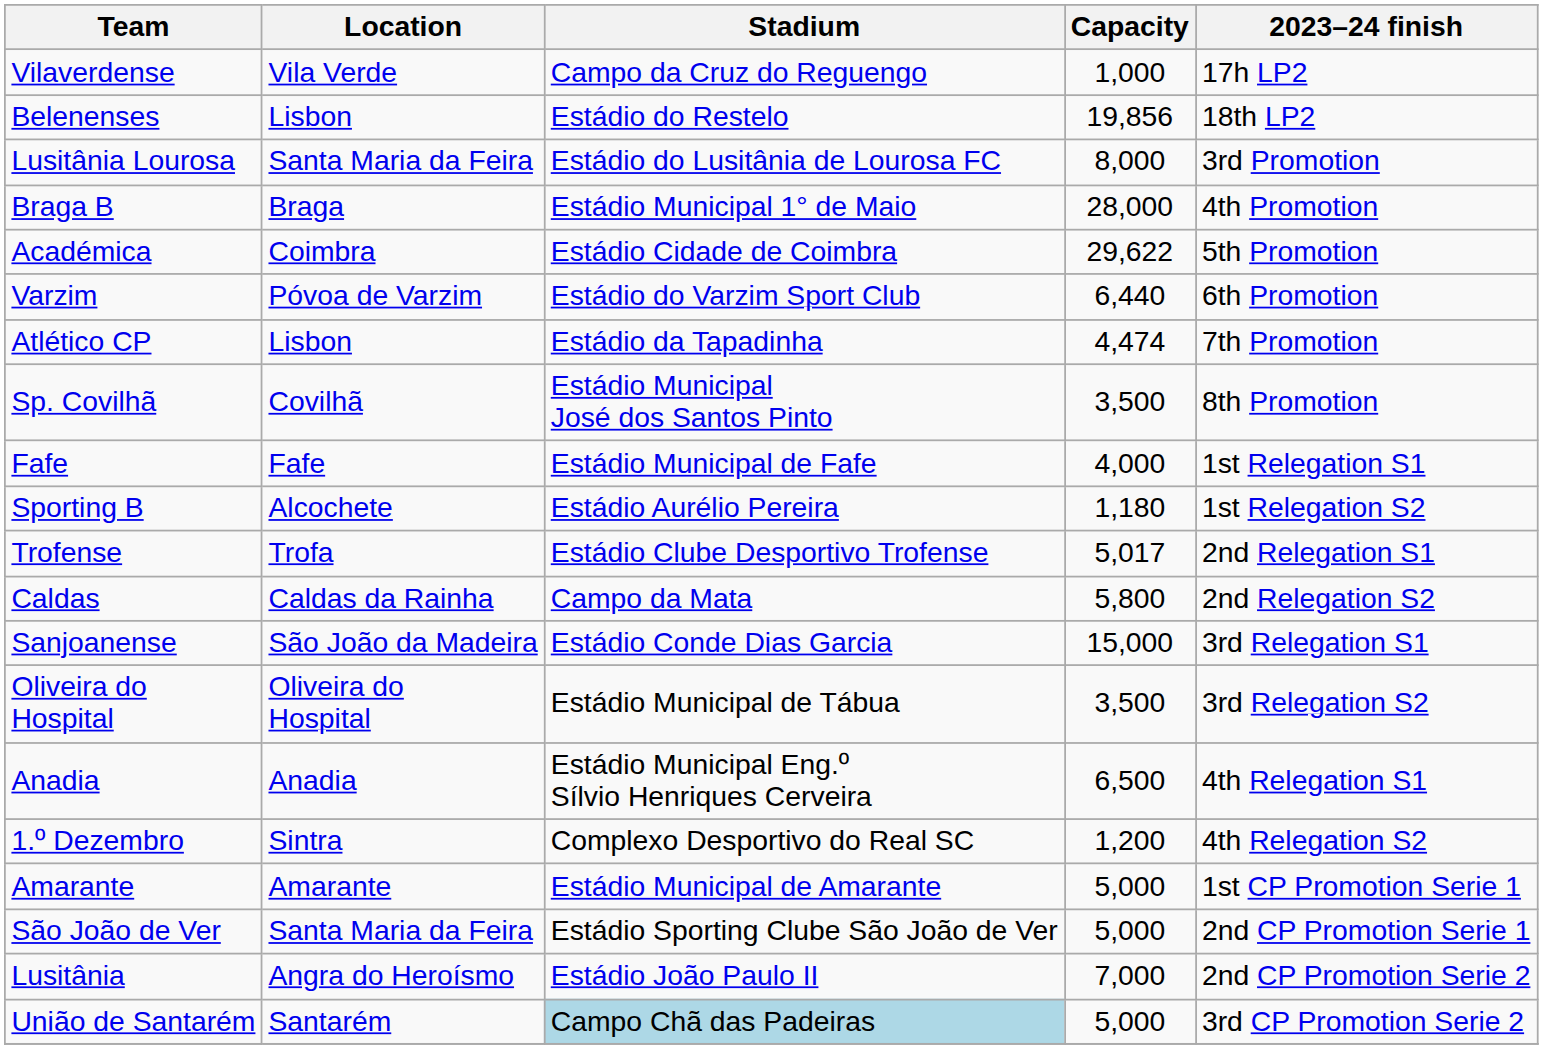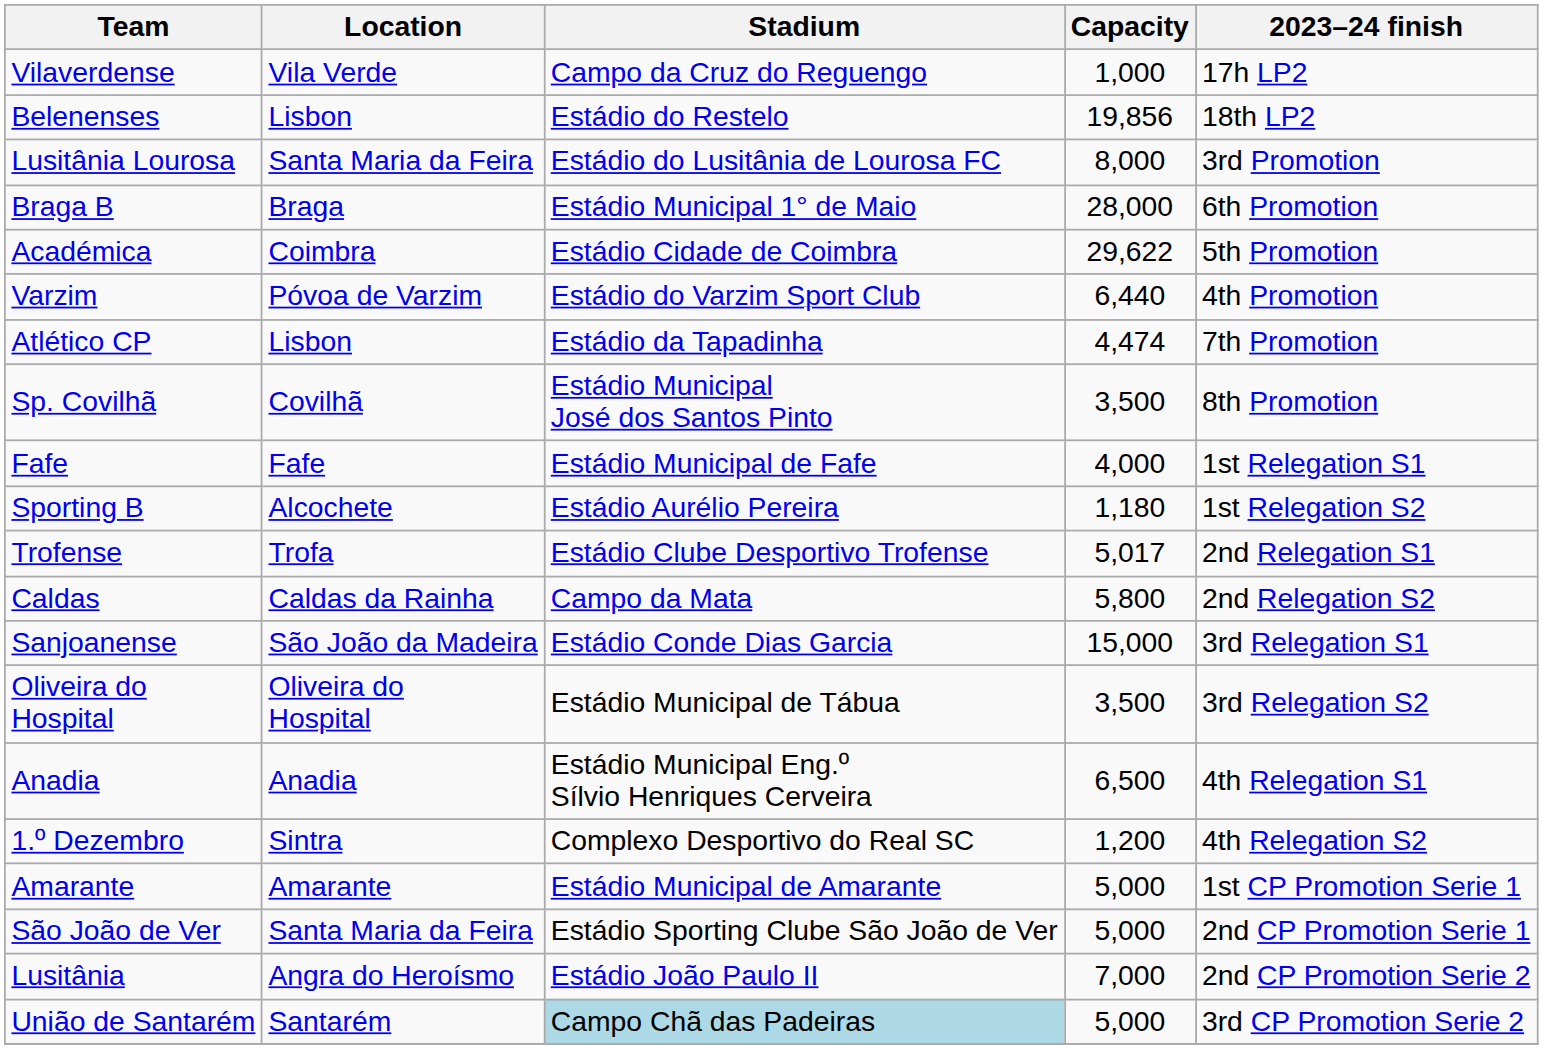(1290, 206) 4th Promotion -> (1290, 206) 6th Promotion
(1290, 296) 6th Promotion -> (1290, 296) 4th Promotion
